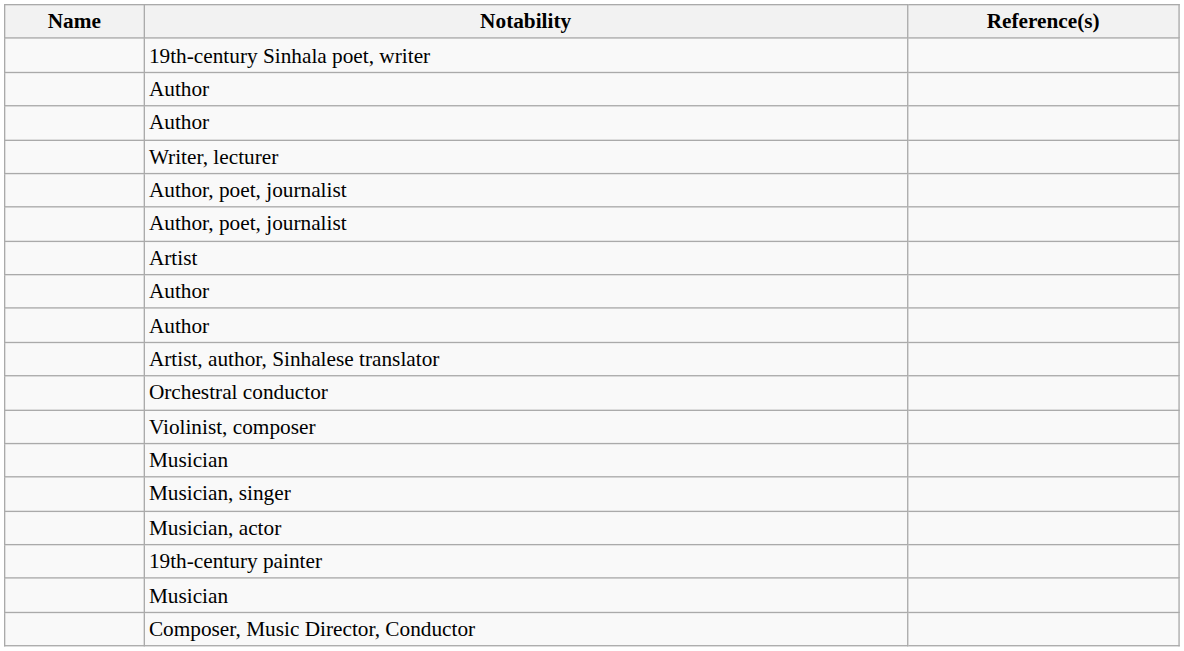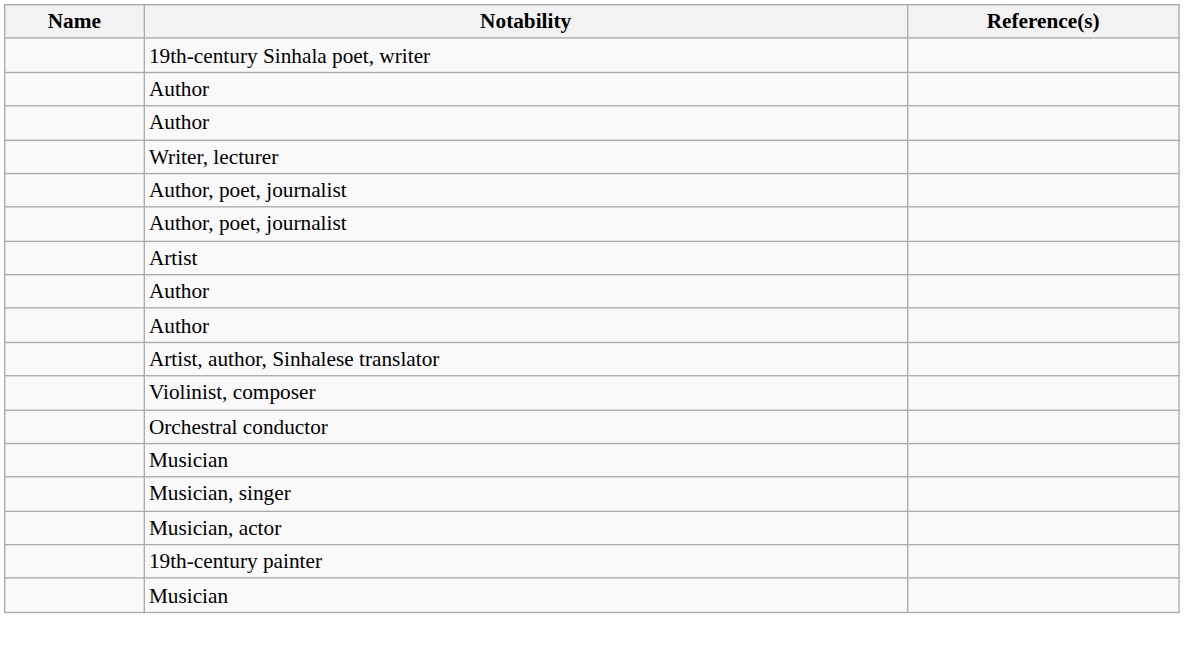rows swapped: (74, 393) <-> (74, 427)
- row: (74, 629)
